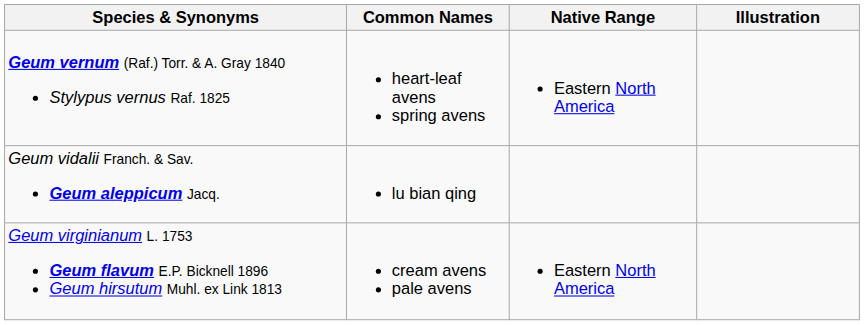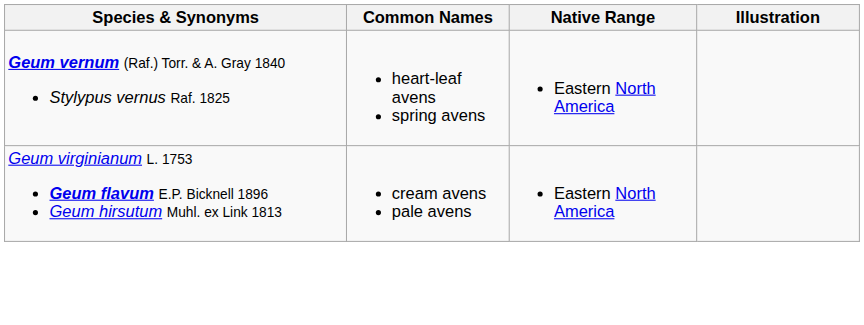- row: (176, 176)
